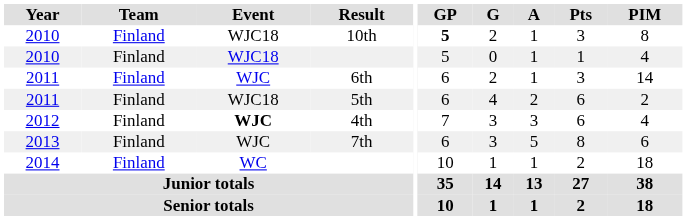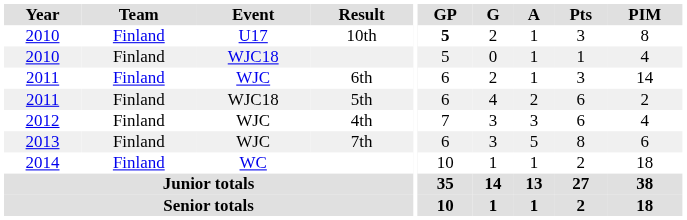(253, 35) WJC18 -> (253, 35) U17
(253, 120) bold -> (253, 120) normal
